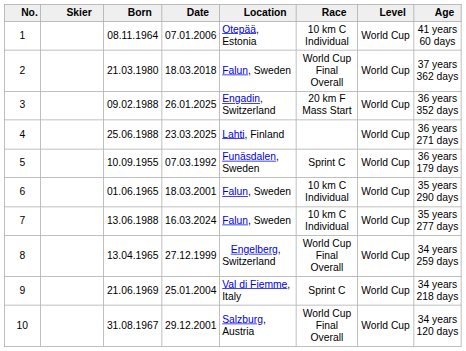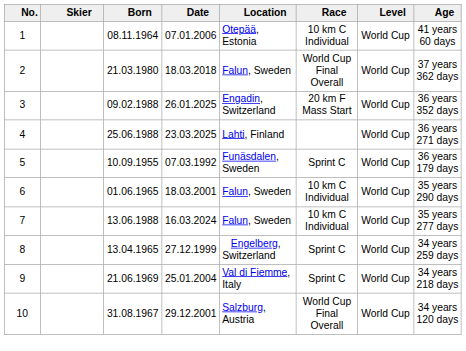(327, 255) World Cup Final Overall -> (327, 249) Sprint C
